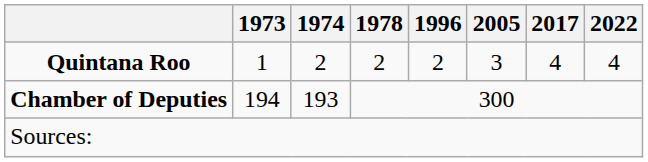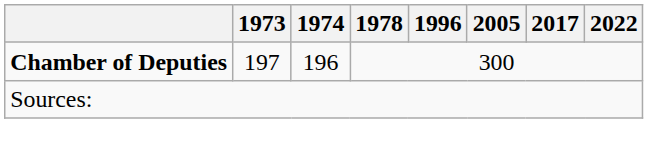- row: (119, 61)
(262, 99) 194 -> (262, 61) 197
(321, 99) 193 -> (321, 61) 196
